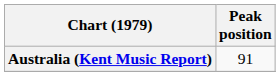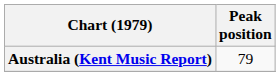(245, 58) 91 -> (245, 58) 79
